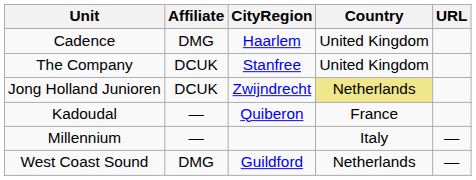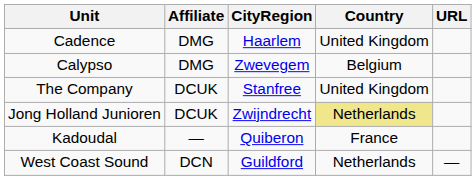+ row: (84, 65)
- row: (84, 138)
(196, 162) DMG -> (196, 162) DCN
